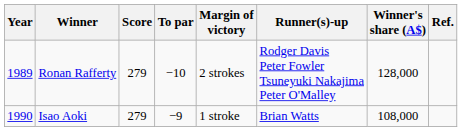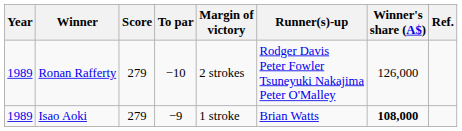(398, 73) 128,000 -> (398, 73) 126,000
(20, 116) 1990 -> (20, 116) 1989
(398, 116) normal -> (398, 116) bold
